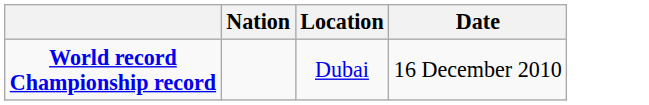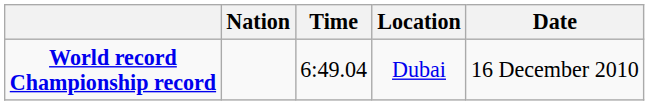+ column: (334, 22)
